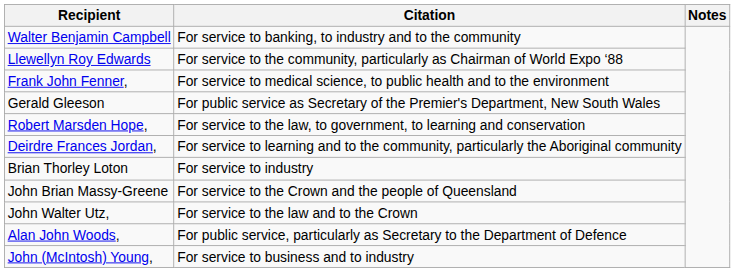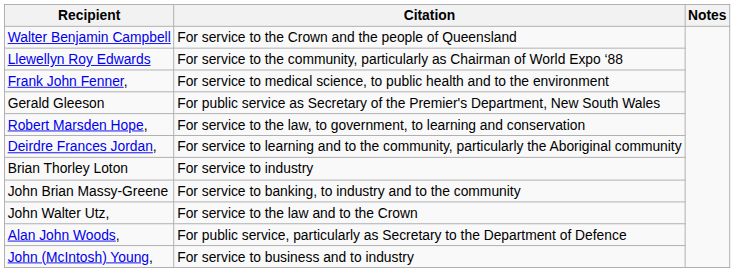(349, 37) For service to banking, to industry and to the community -> (347, 37) For service to the Crown and the people of Queensland
(347, 191) For service to the Crown and the people of Queensland -> (349, 191) For service to banking, to industry and to the community
